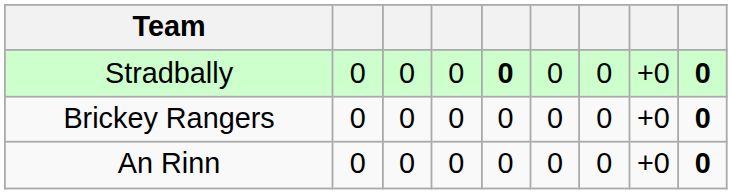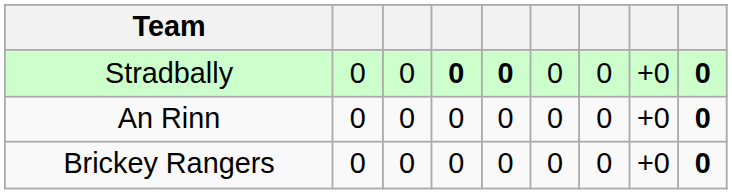(456, 73) normal -> (456, 73) bold
rows swapped: (169, 164) <-> (169, 118)
